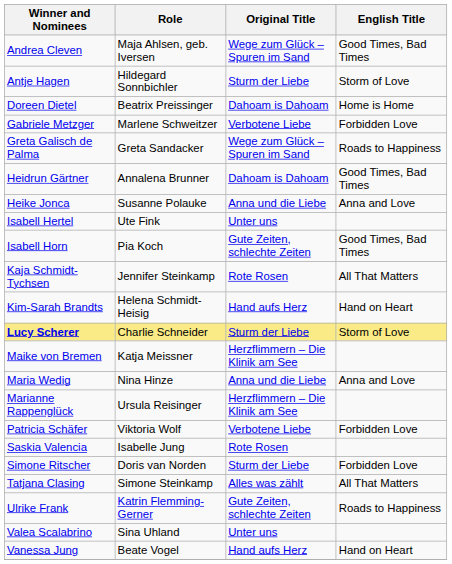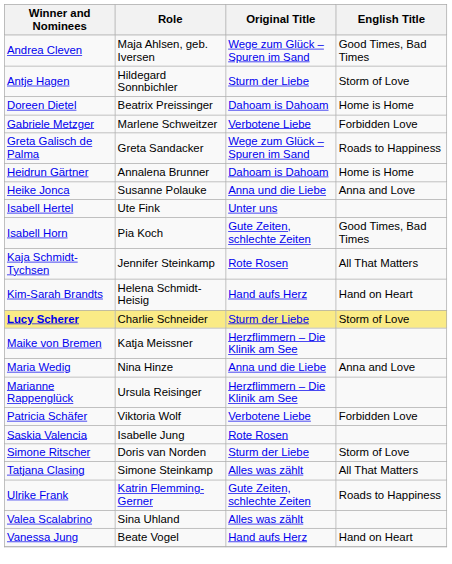(383, 179) Good Times, Bad Times -> (376, 172) Home is Home
(378, 465) Forbidden Love -> (374, 452) Storm of Love
(253, 532) Unter uns -> (266, 519) Alles was zählt
